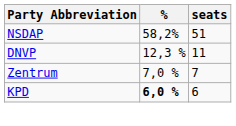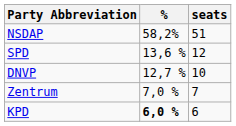+ row: (18, 53)
(164, 53) 12,3 % -> (164, 73) 12,7 %
(199, 53) 11 -> (199, 73) 10
